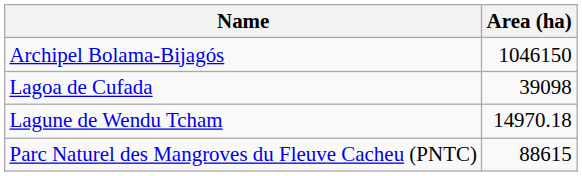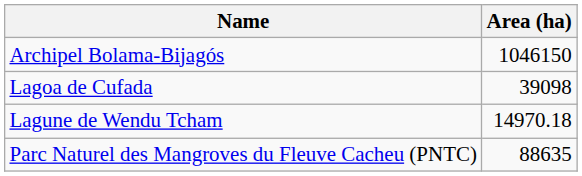(546, 154) 88615 -> (546, 154) 88635
